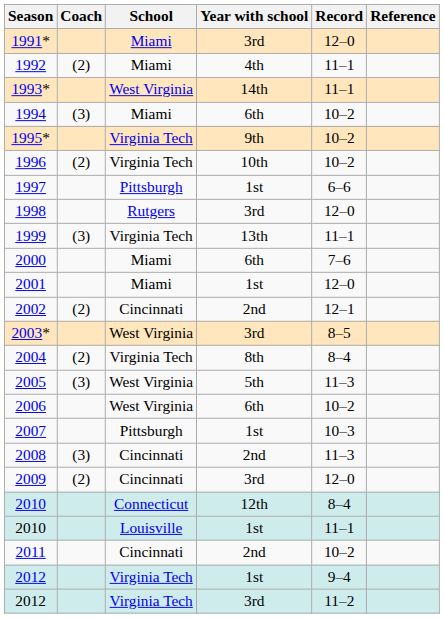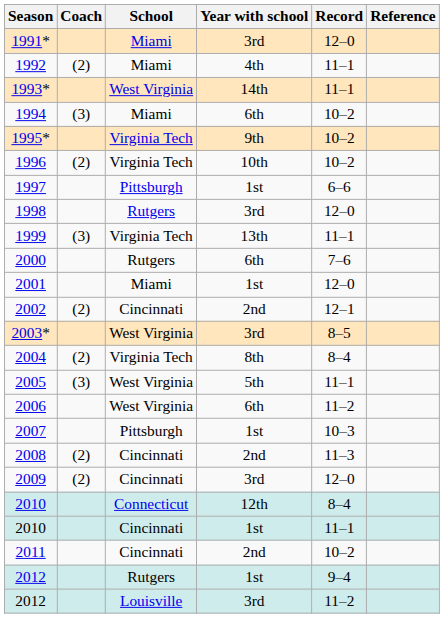(151, 260) Miami -> (151, 260) Rutgers
(339, 382) 11–3 -> (339, 382) 11–1
(339, 406) 10–2 -> (339, 406) 11–2
(81, 455) (3) -> (81, 455) (2)
(151, 528) Louisville -> (151, 528) Cincinnati
(151, 576) Virginia Tech -> (151, 576) Rutgers
(151, 601) Virginia Tech -> (151, 601) Louisville
